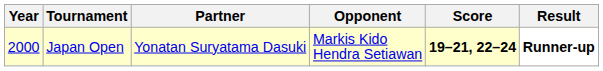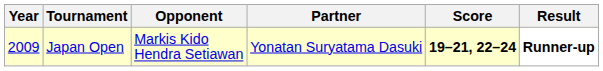columns swapped: (220, 16) <-> (368, 16)
(24, 47) 2000 -> (24, 47) 2009
